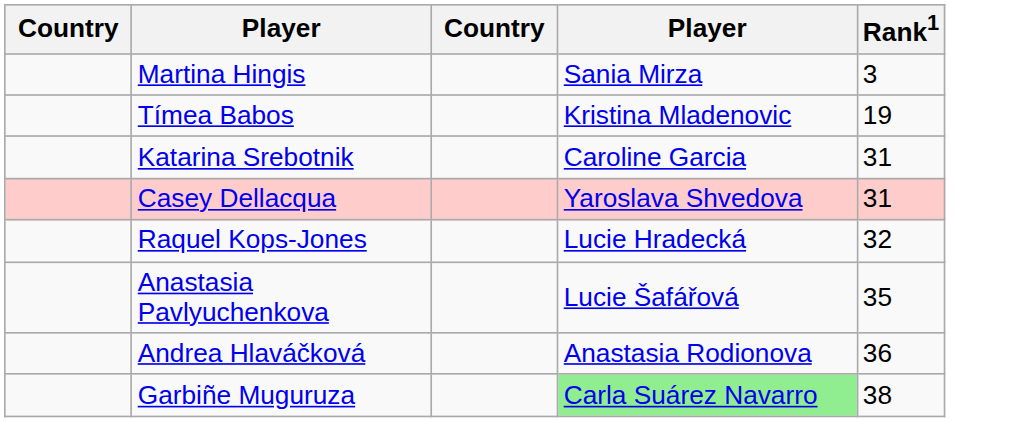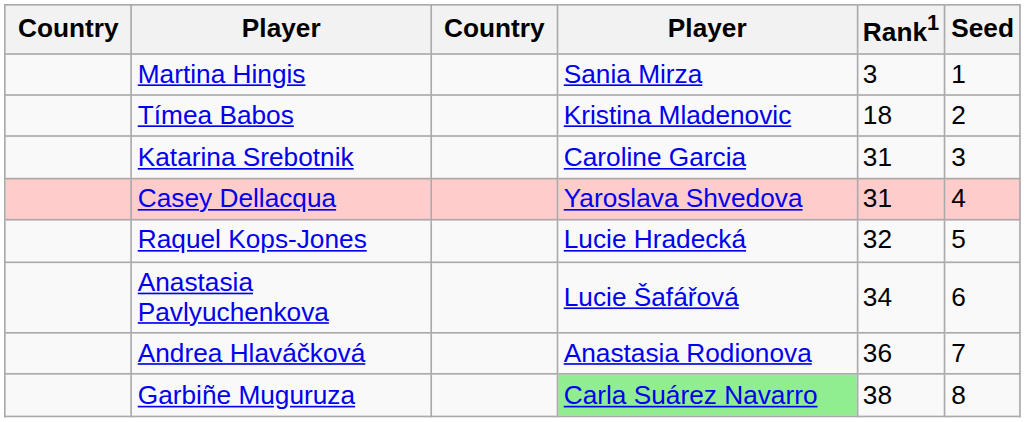+ column: (983, 28)
(877, 115) 19 -> (877, 115) 18
(877, 296) 35 -> (877, 296) 34
